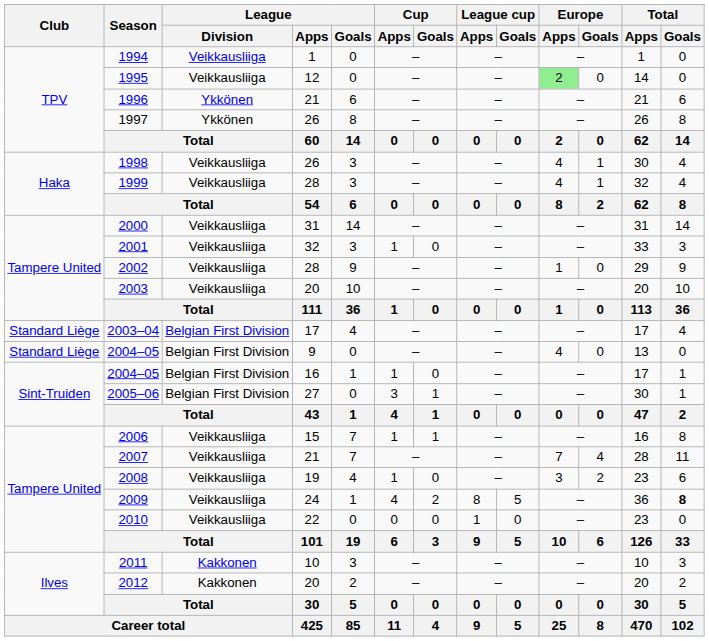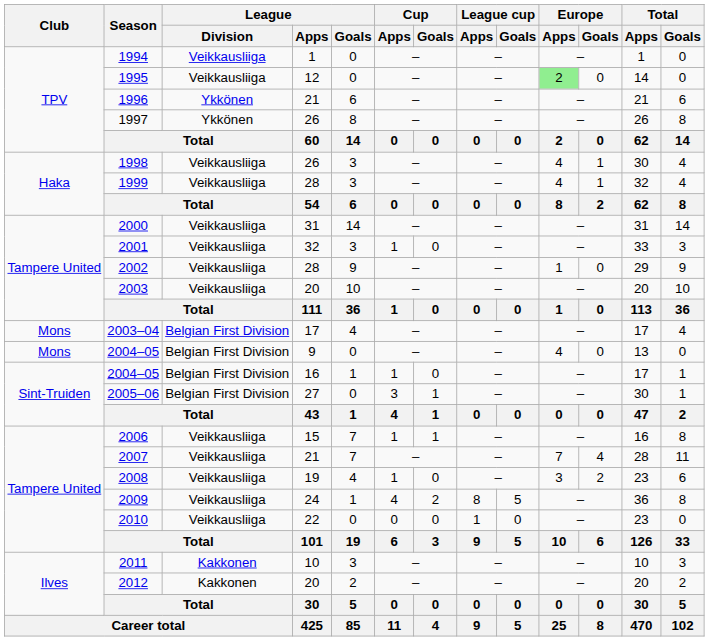(54, 330) Standard Liège -> (54, 330) Mons
(54, 352) Standard Liège -> (54, 352) Mons
(682, 499) bold -> (682, 499) normal
